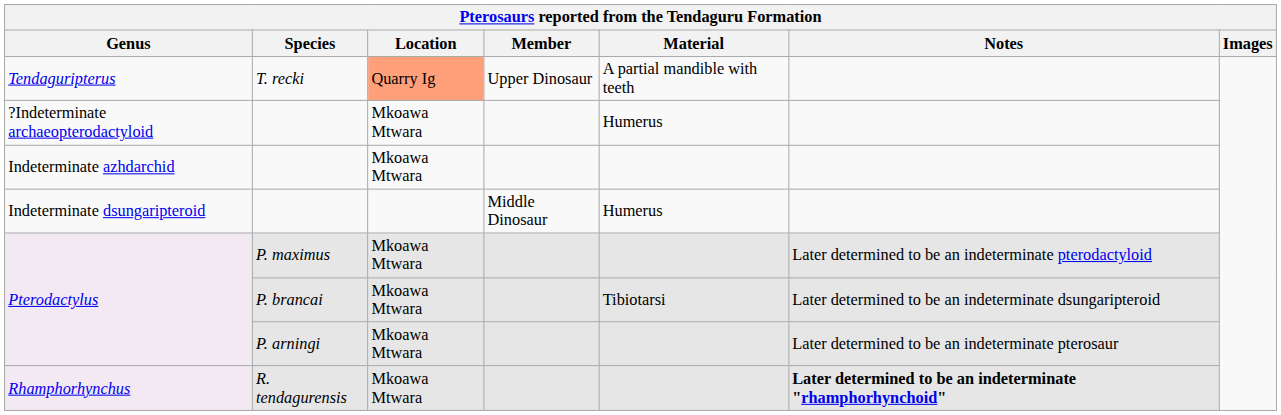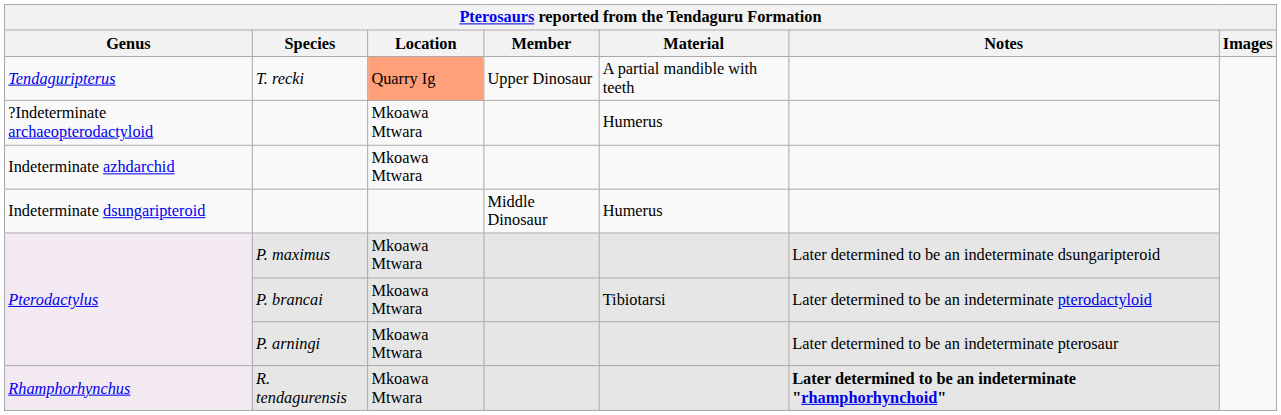(972, 255) Later determined to be an indeterminate pterodactyloid -> (976, 255) Later determined to be an indeterminate dsungaripteroid
(976, 299) Later determined to be an indeterminate dsungaripteroid -> (972, 299) Later determined to be an indeterminate pterodactyloid
